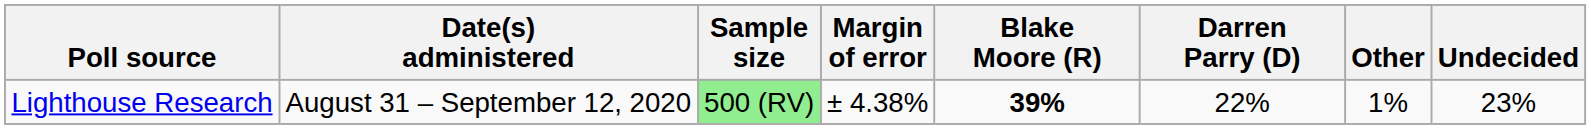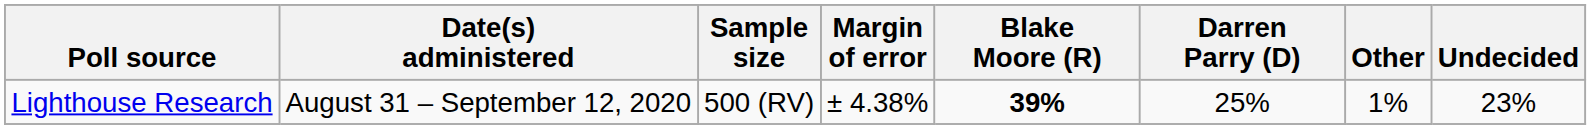(759, 102) lightgreen background -> (759, 102) no background
(1242, 102) 22% -> (1242, 102) 25%
